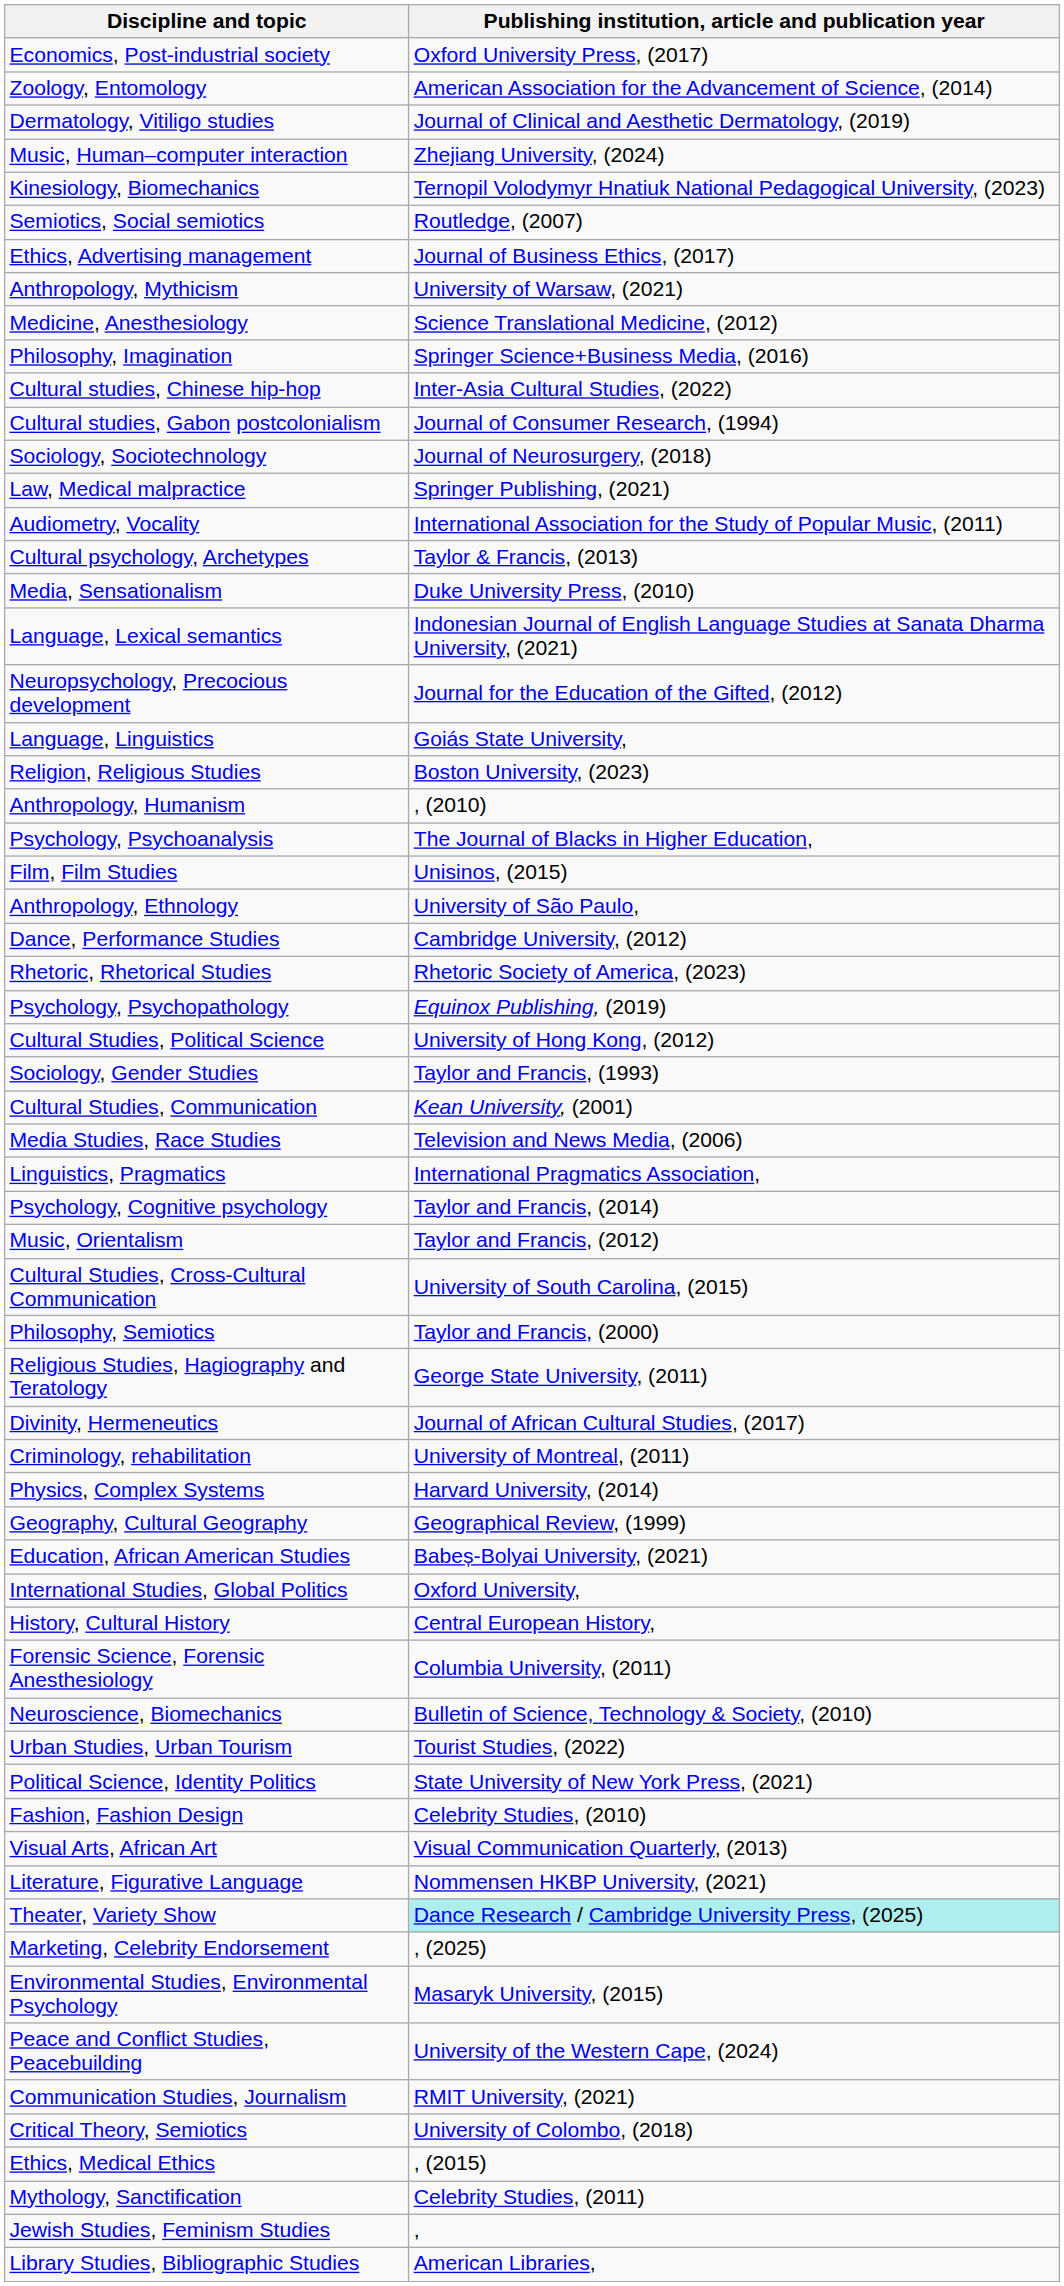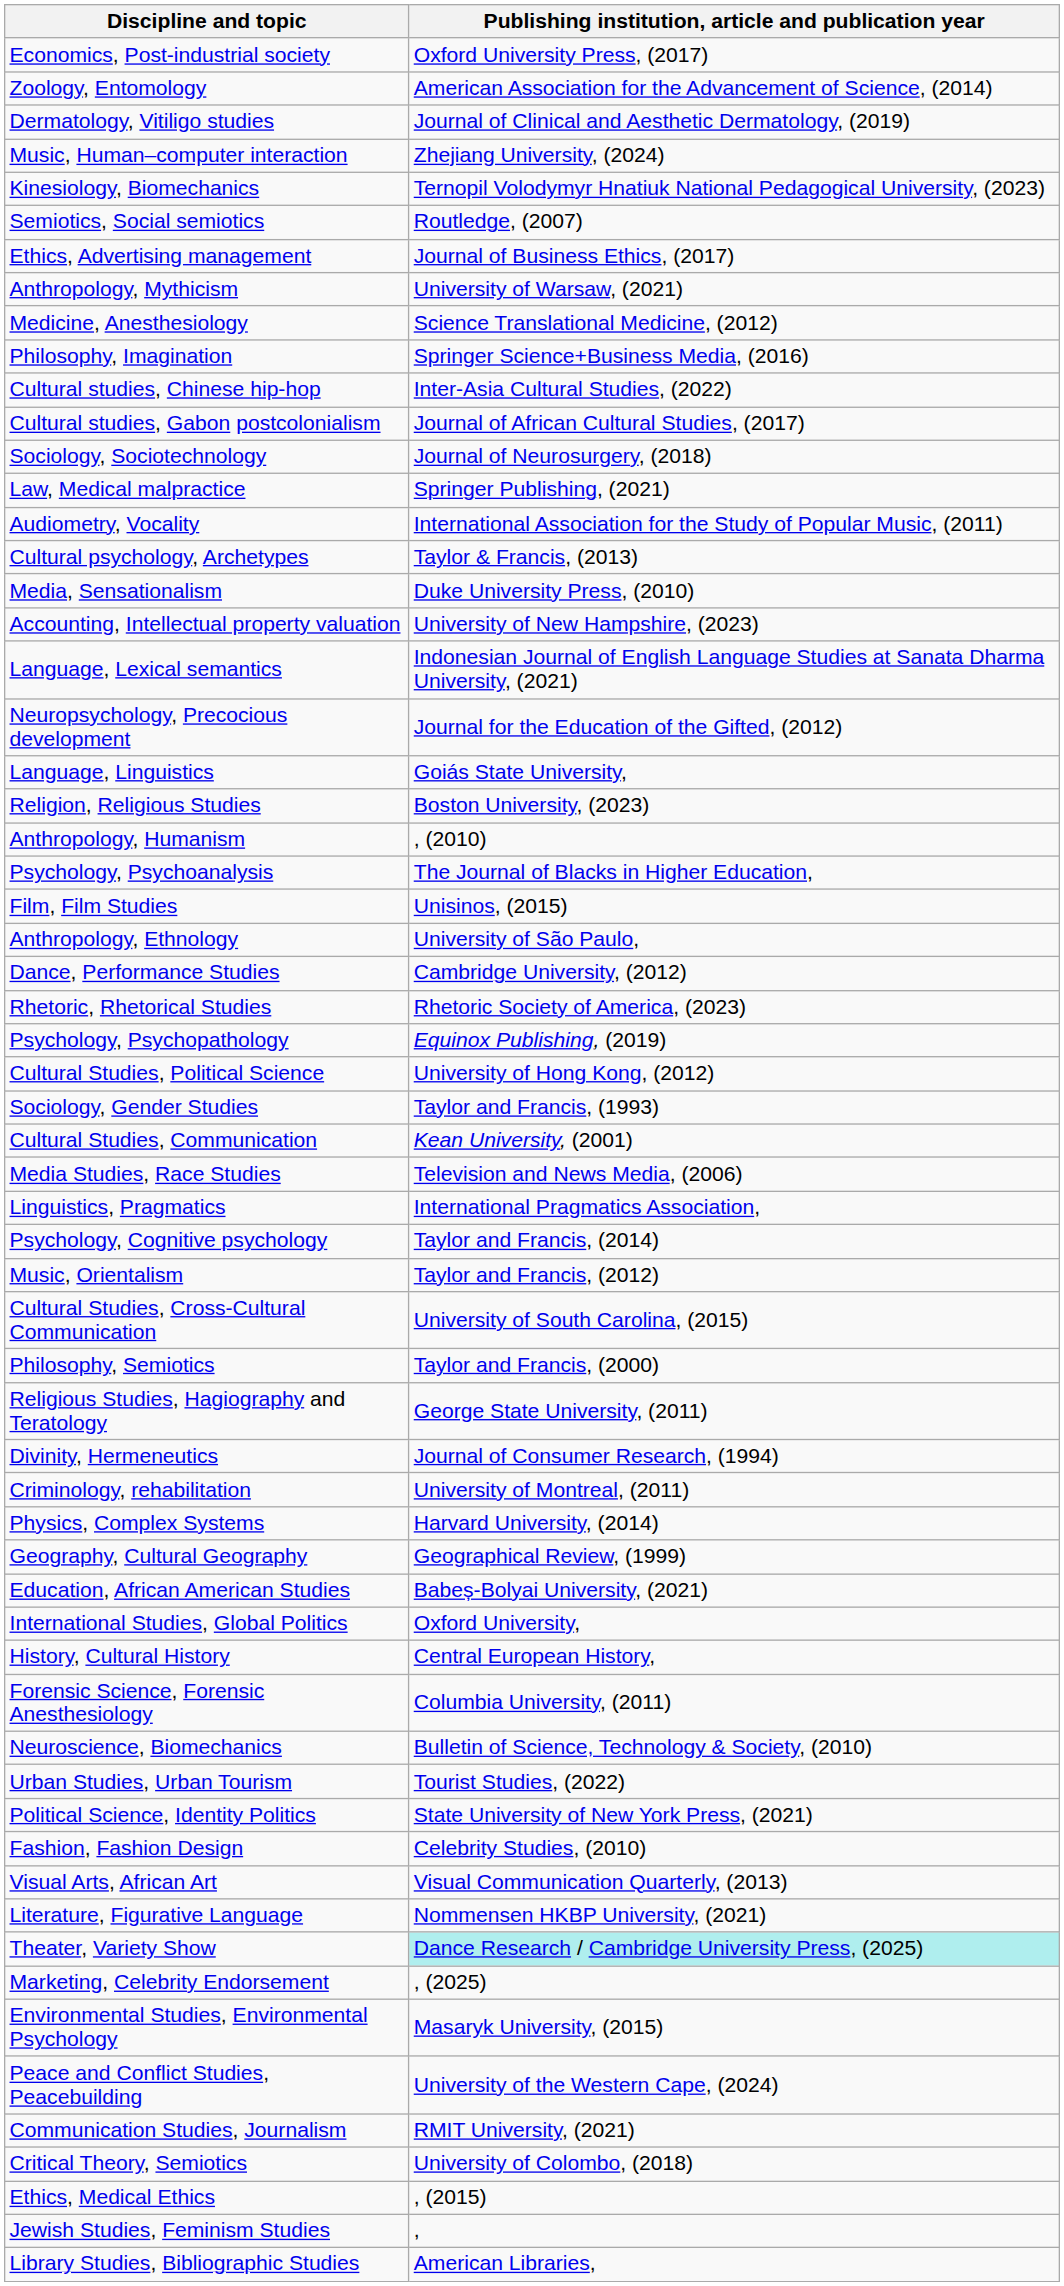(596, 423) Journal of Consumer Research, (1994) -> (609, 423) Journal of African Cultural Studies, (2017)
+ row: (205, 624)
(609, 1422) Journal of African Cultural Studies, (2017) -> (596, 1456) Journal of Consumer Research, (1994)
- row: (126, 2197)
